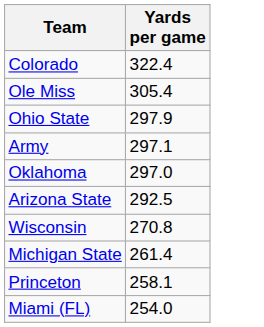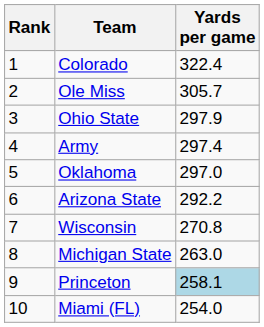+ column: (29, 27)
(151, 91) 305.4 -> (201, 91) 305.7
(151, 145) 297.1 -> (201, 145) 297.4
(151, 200) 292.5 -> (201, 200) 292.2
(151, 254) 261.4 -> (201, 254) 263.0
(151, 281) no background -> (201, 281) lightblue background
